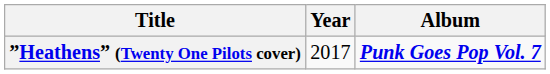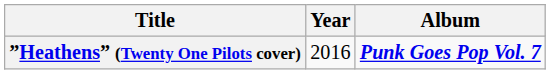(330, 52) 2017 -> (330, 52) 2016
